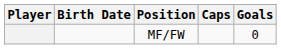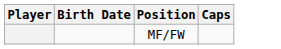- column: (255, 14)
